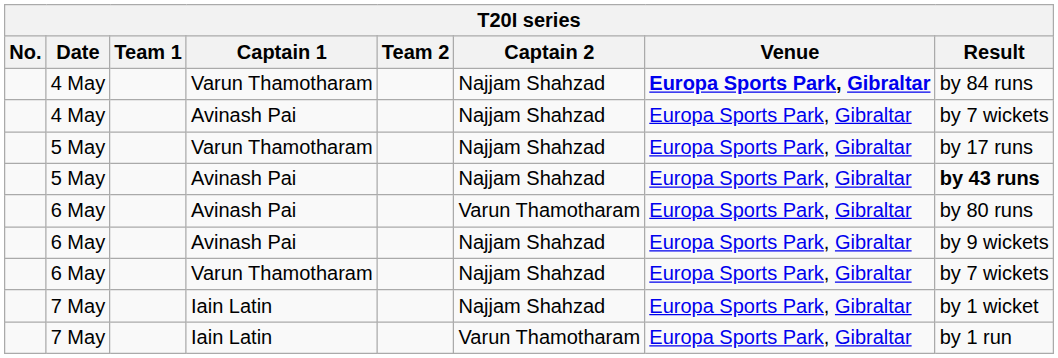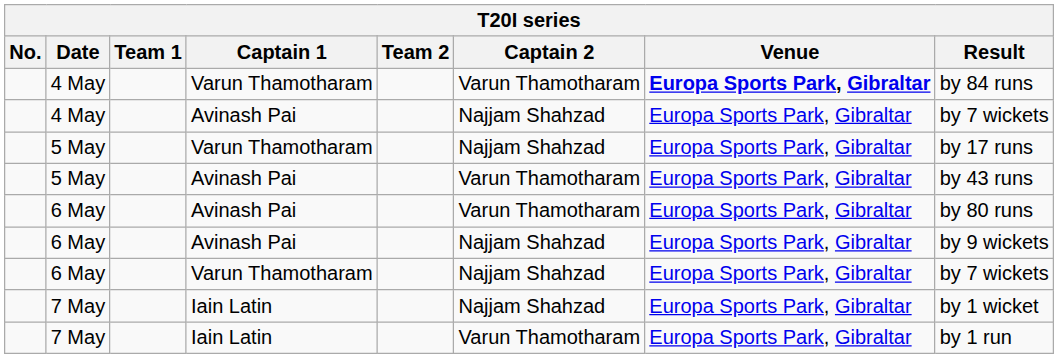(532, 83) Najjam Shahzad -> (549, 83) Varun Thamotharam
(532, 178) Najjam Shahzad -> (549, 178) Varun Thamotharam
(990, 178) bold -> (986, 178) normal
